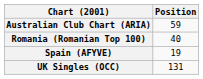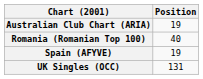(176, 25) 59 -> (176, 25) 19
